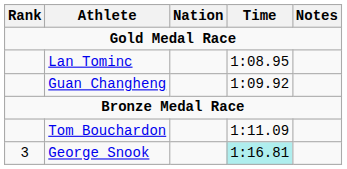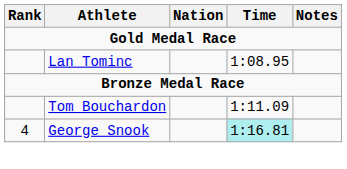- row: (107, 85)
(25, 153) 3 -> (25, 130) 4
